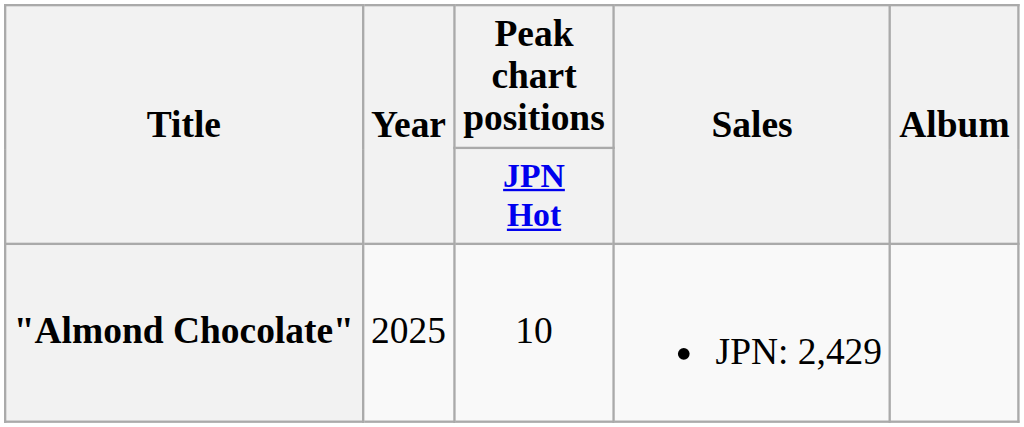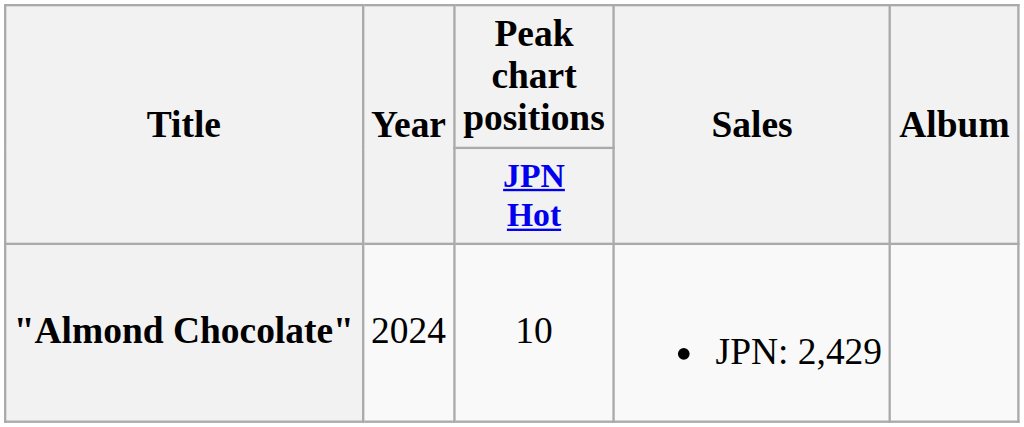(409, 331) 2025 -> (409, 331) 2024
